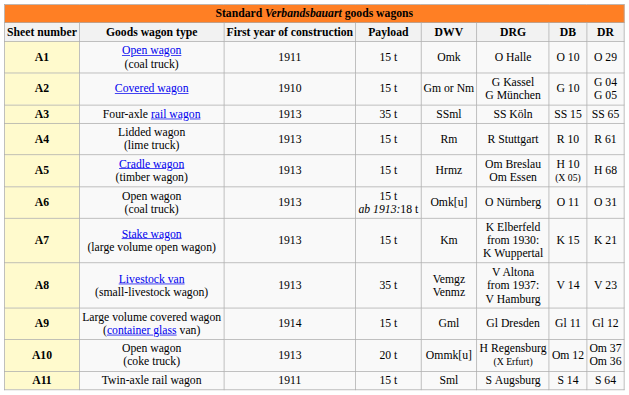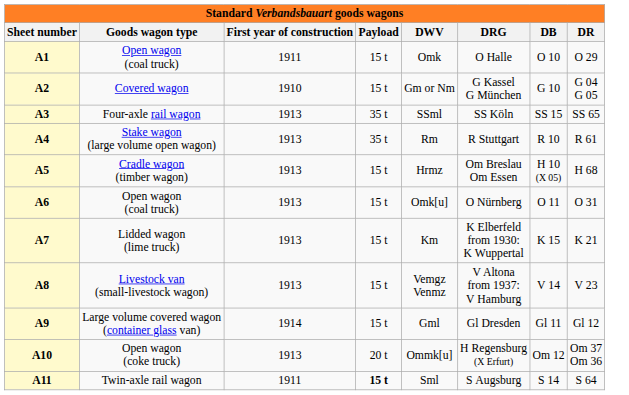(152, 139) Lidded wagon (lime truck) -> (152, 139) Stake wagon (large volume open wagon)
(388, 139) 15 t -> (379, 139) 35 t
(388, 202) 15 t ab 1913:18 t -> (379, 202) 15 t
(152, 240) Stake wagon (large volume open wagon) -> (152, 240) Lidded wagon (lime truck)
(388, 285) 35 t -> (379, 285) 15 t
(388, 380) normal -> (379, 380) bold
